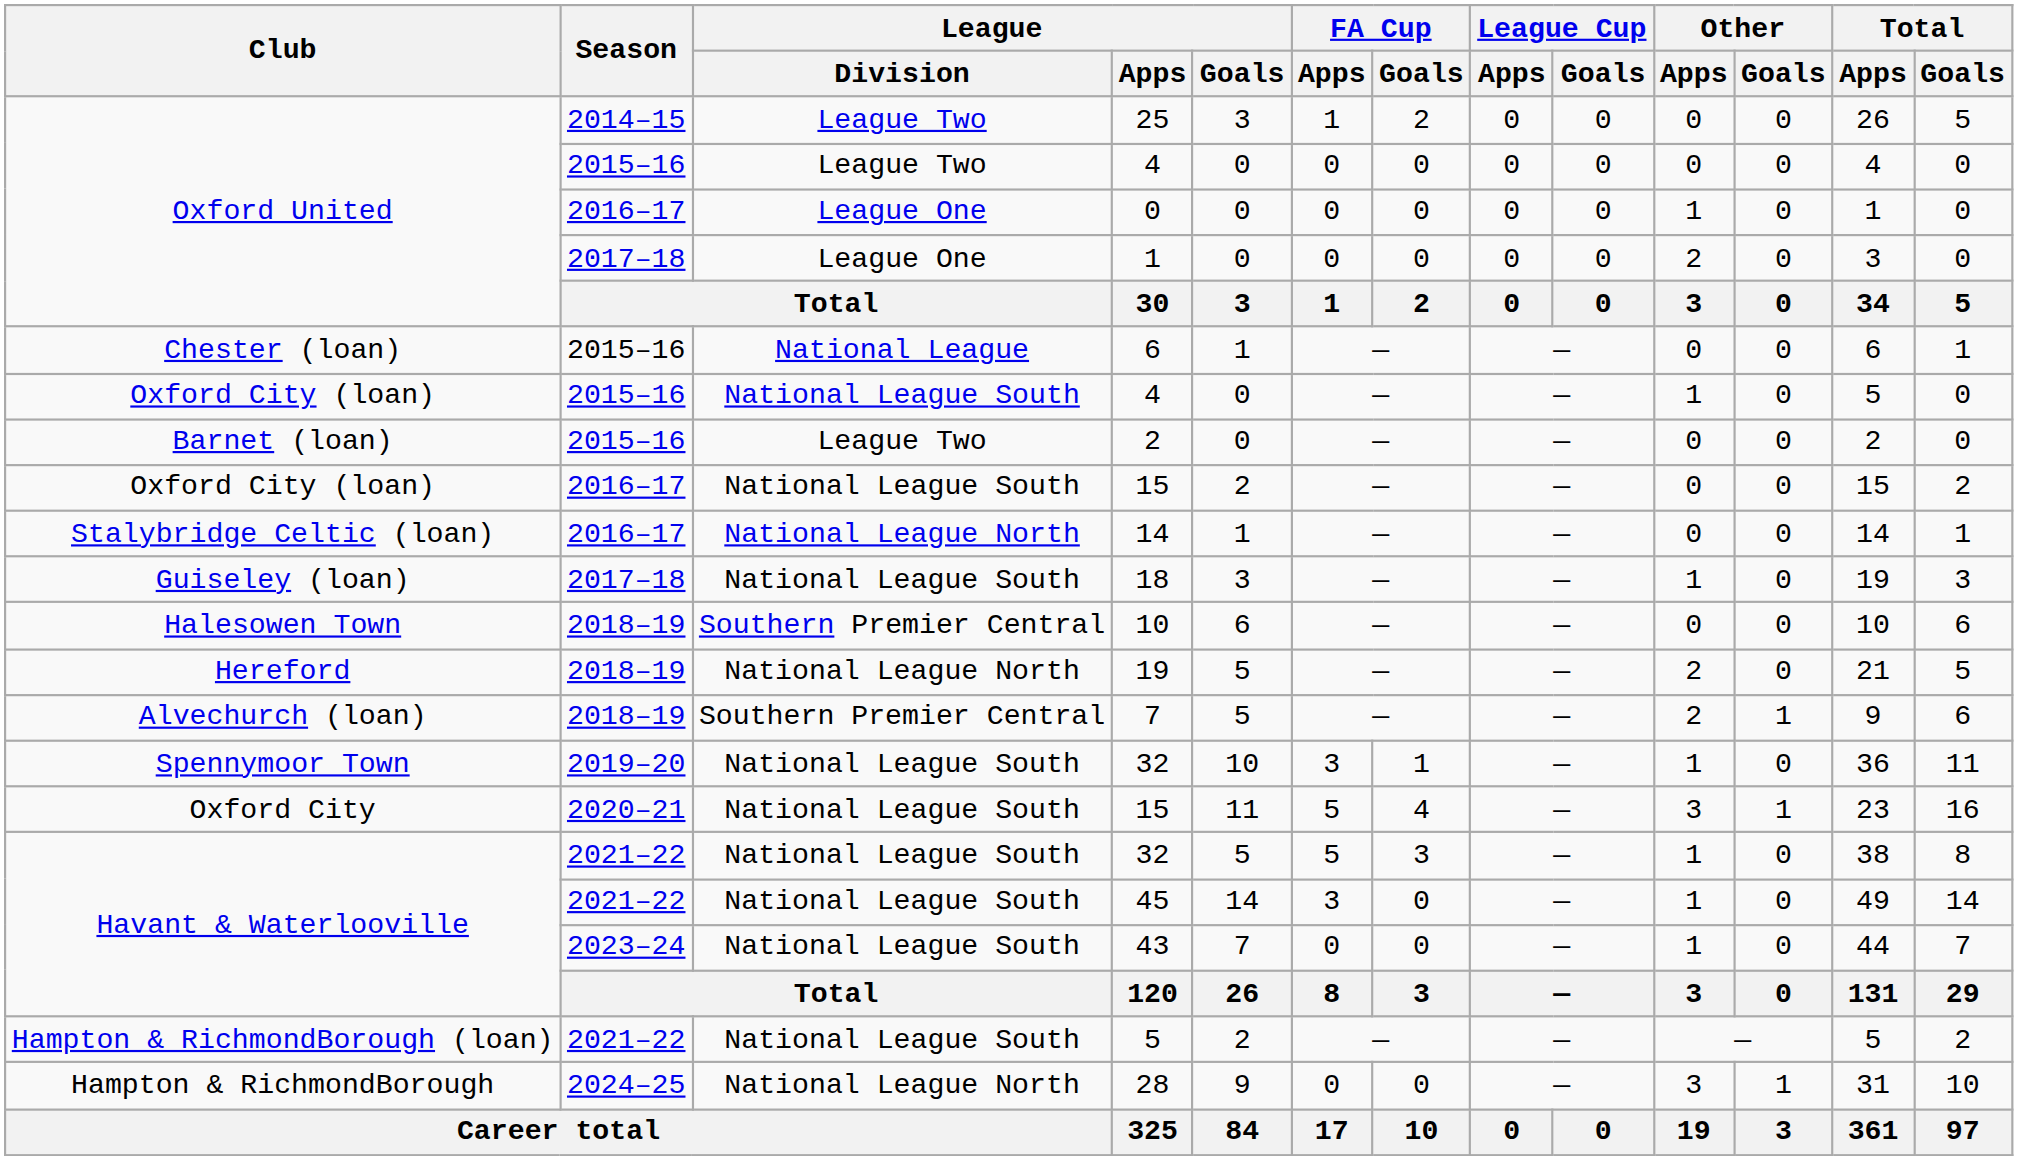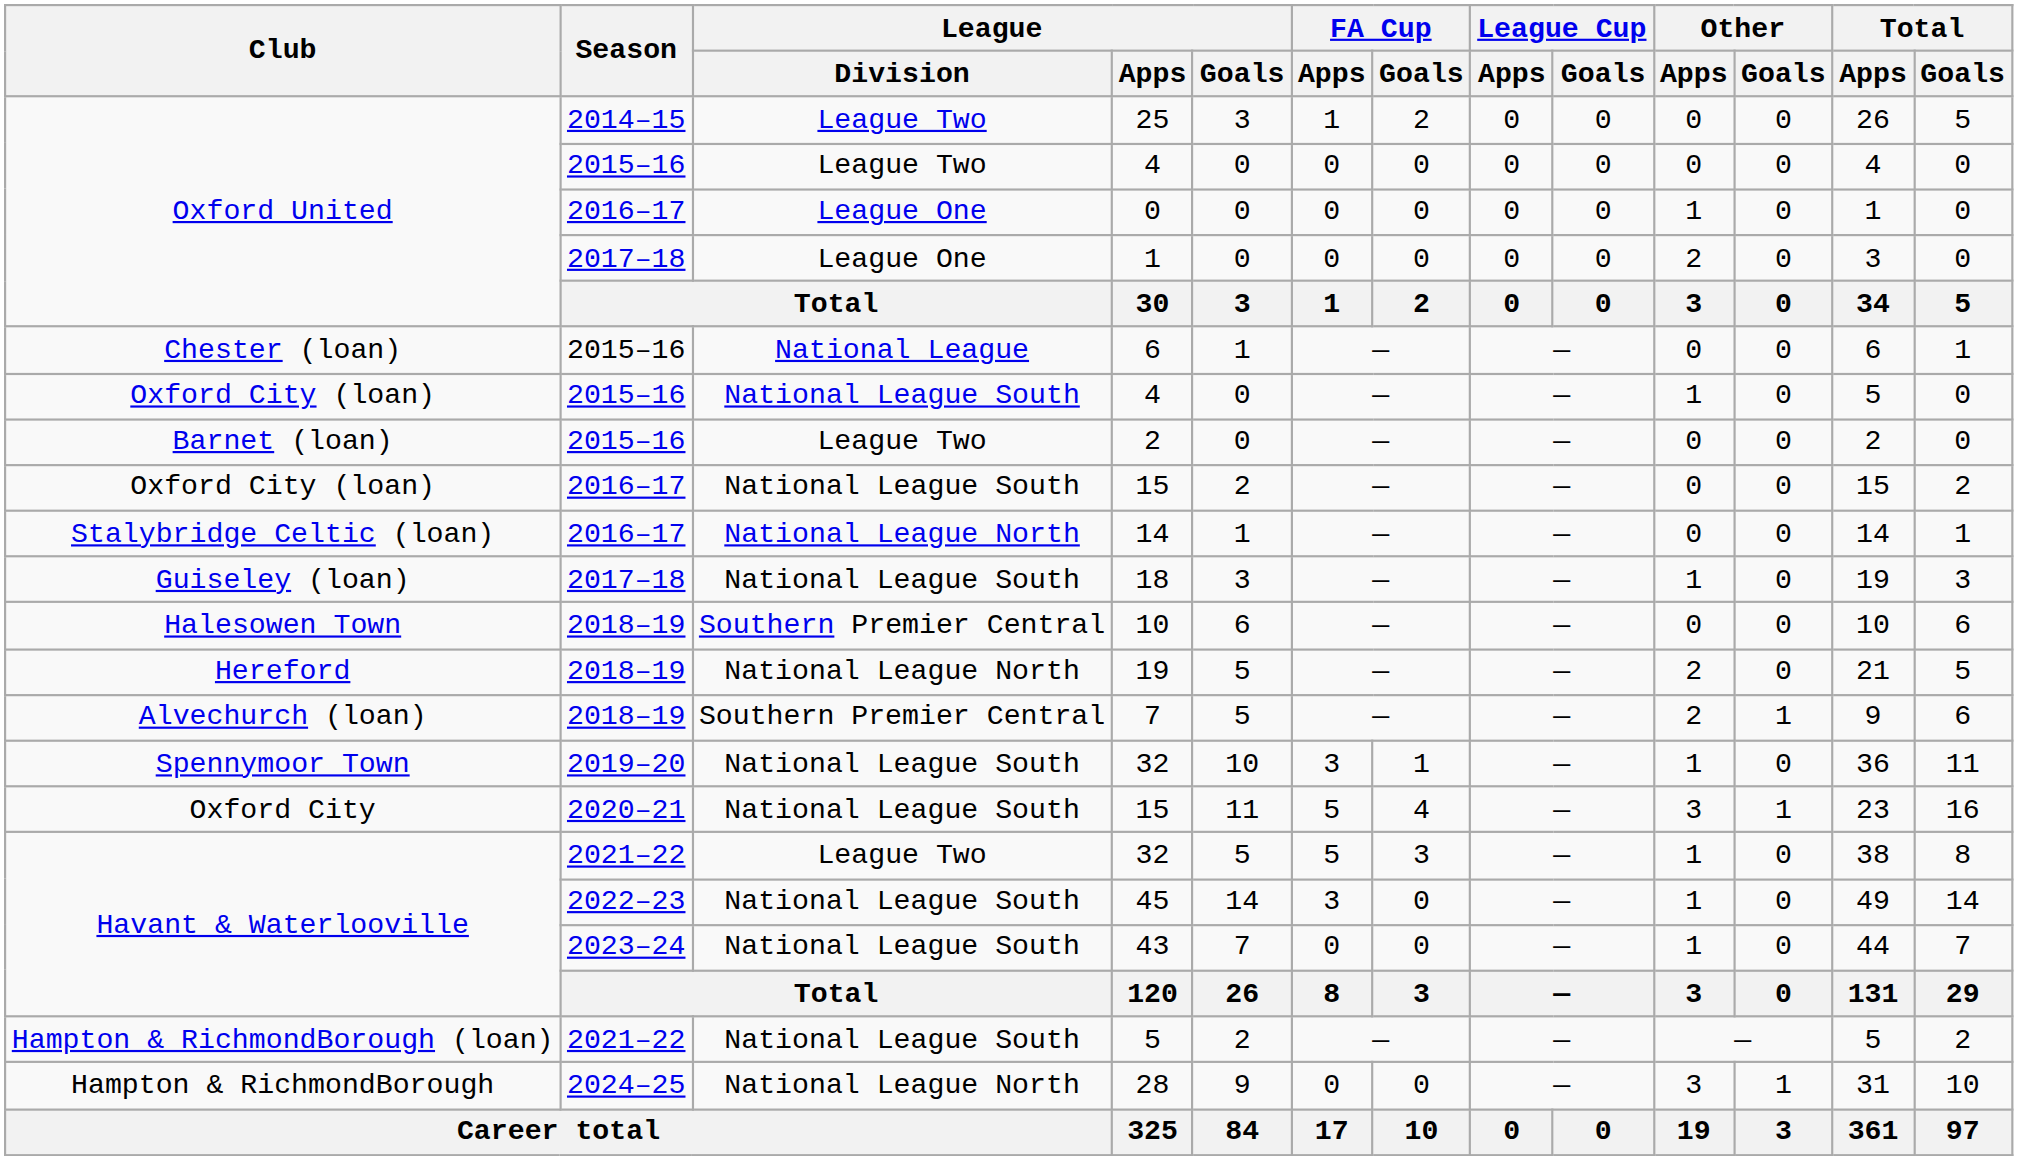(902, 856) National League South -> (902, 856) League Two
(626, 902) 2021–22 -> (626, 902) 2022–23
